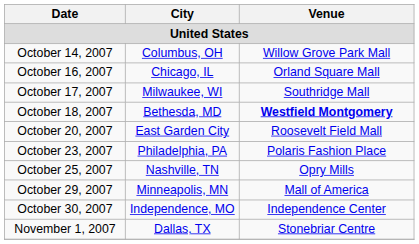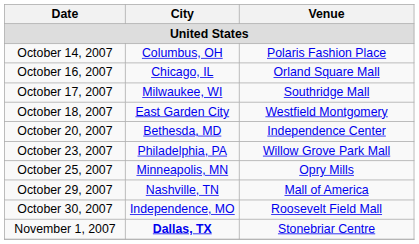(327, 53) Willow Grove Park Mall -> (327, 53) Polaris Fashion Place
(182, 111) Bethesda, MD -> (182, 111) East Garden City
(327, 111) bold -> (327, 111) normal
(182, 131) East Garden City -> (182, 131) Bethesda, MD
(327, 131) Roosevelt Field Mall -> (327, 131) Independence Center
(327, 151) Polaris Fashion Place -> (327, 151) Willow Grove Park Mall
(182, 170) Nashville, TN -> (182, 170) Minneapolis, MN
(182, 190) Minneapolis, MN -> (182, 190) Nashville, TN
(327, 209) Independence Center -> (327, 209) Roosevelt Field Mall
(182, 229) normal -> (182, 229) bold
